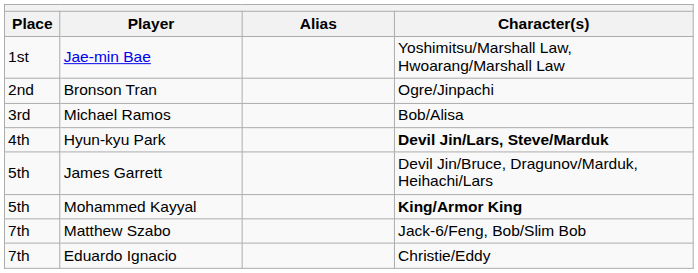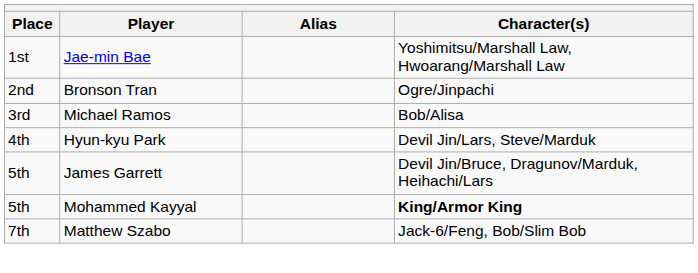(503, 139) bold -> (497, 139) normal
- row: (120, 255)
